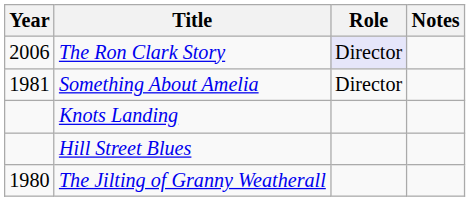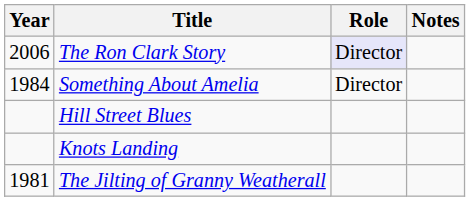(29, 84) 1981 -> (29, 84) 1984
rows swapped: (125, 148) <-> (119, 116)
(29, 180) 1980 -> (29, 180) 1981
